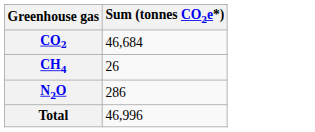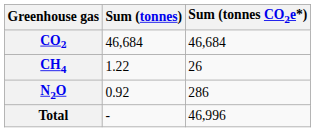+ column: (144, 17)
